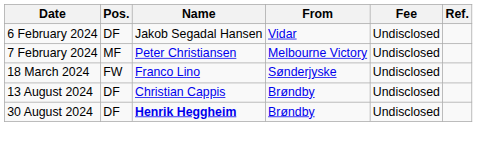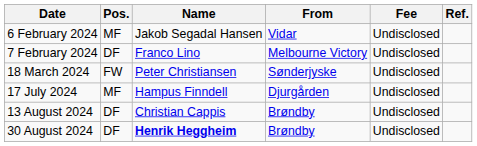(112, 33) DF -> (112, 33) MF
(112, 53) MF -> (112, 53) DF
(186, 53) Peter Christiansen -> (168, 53) Franco Lino
(168, 72) Franco Lino -> (186, 72) Peter Christiansen
+ row: (42, 92)
